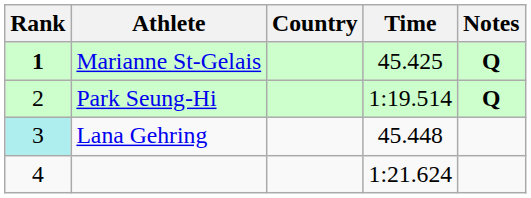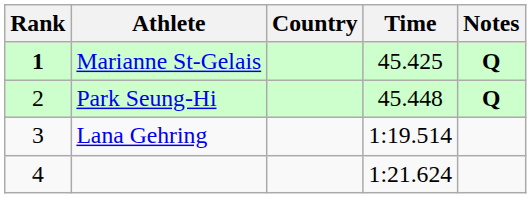(410, 98) 1:19.514 -> (410, 98) 45.448
(38, 135) paleturquoise background -> (38, 135) no background
(410, 135) 45.448 -> (410, 135) 1:19.514
